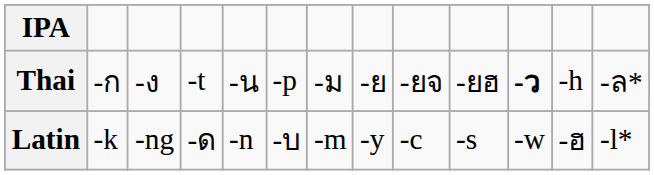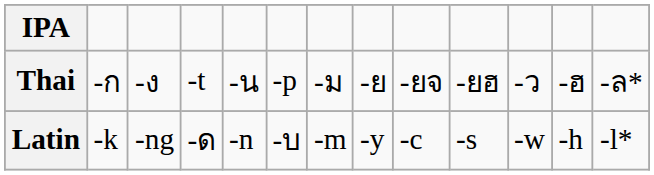(527, 81) bold -> (527, 81) normal
(571, 80) -h -> (572, 81) -ฮ
(572, 140) -ฮ -> (571, 139) -h
